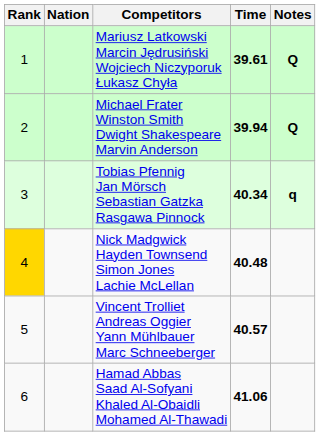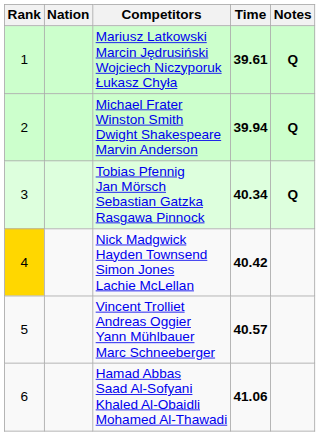(293, 194) q -> (293, 194) Q
(250, 262) 40.48 -> (250, 262) 40.42
